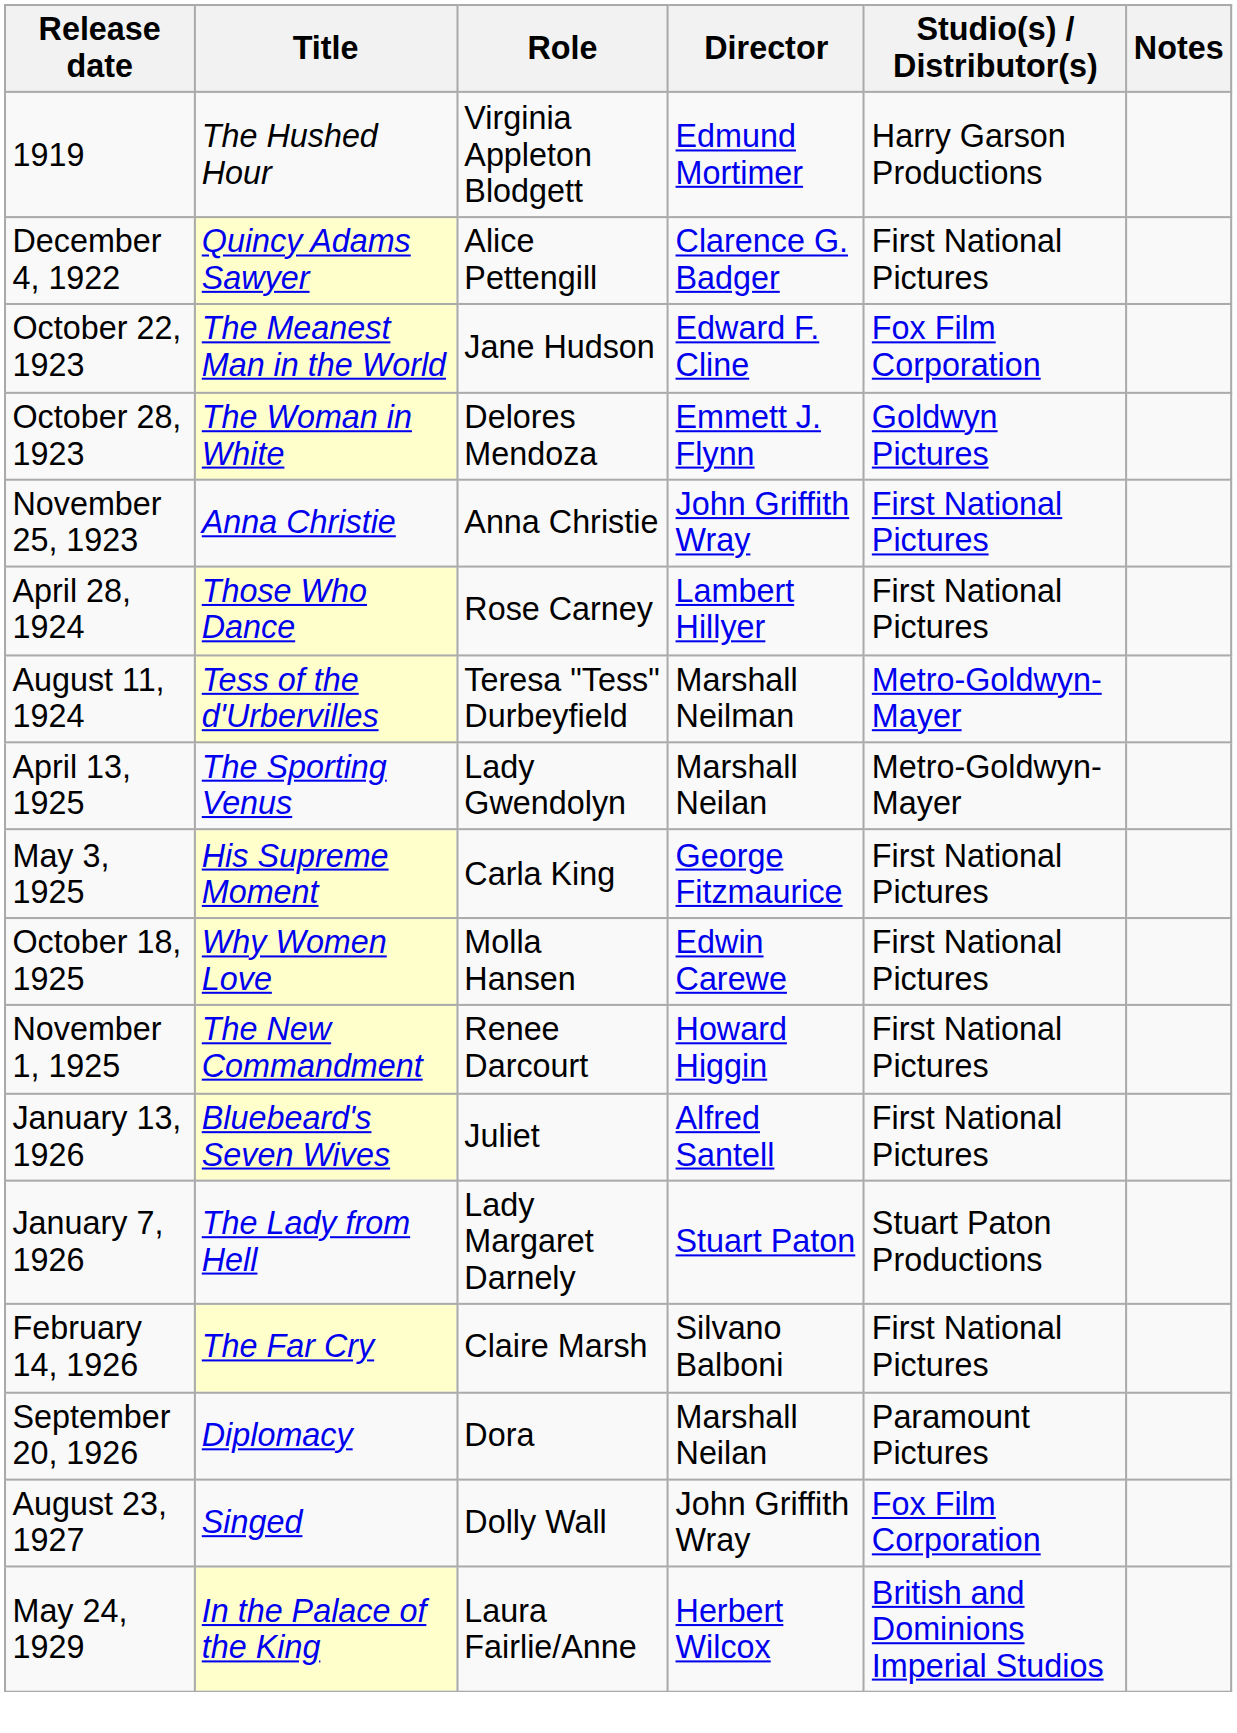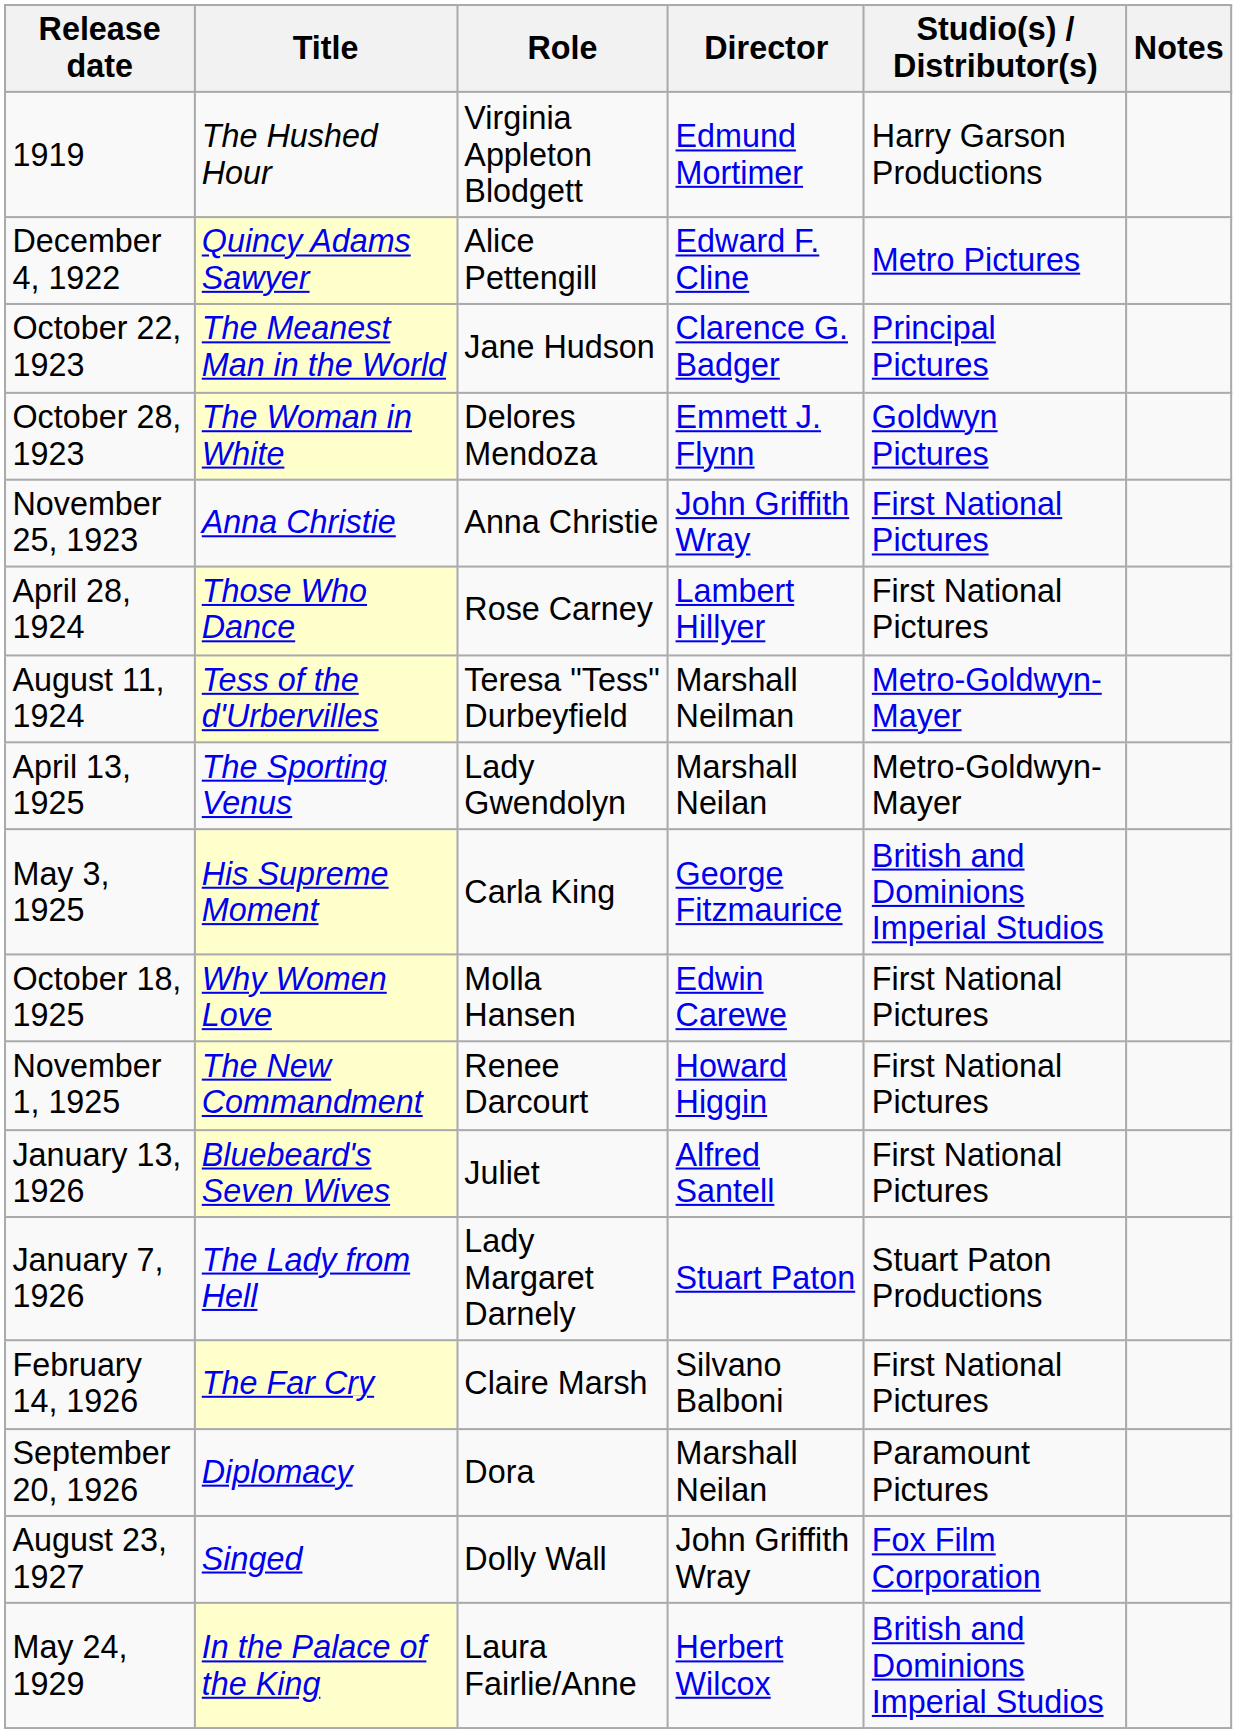(762, 259) Clarence G. Badger -> (747, 259) Edward F. Cline
(967, 259) First National Pictures -> (976, 259) Metro Pictures
(747, 347) Edward F. Cline -> (762, 347) Clarence G. Badger
(956, 347) Fox Film Corporation -> (934, 347) Principal Pictures
(967, 873) First National Pictures -> (988, 891) British and Dominions Imperial Studios
